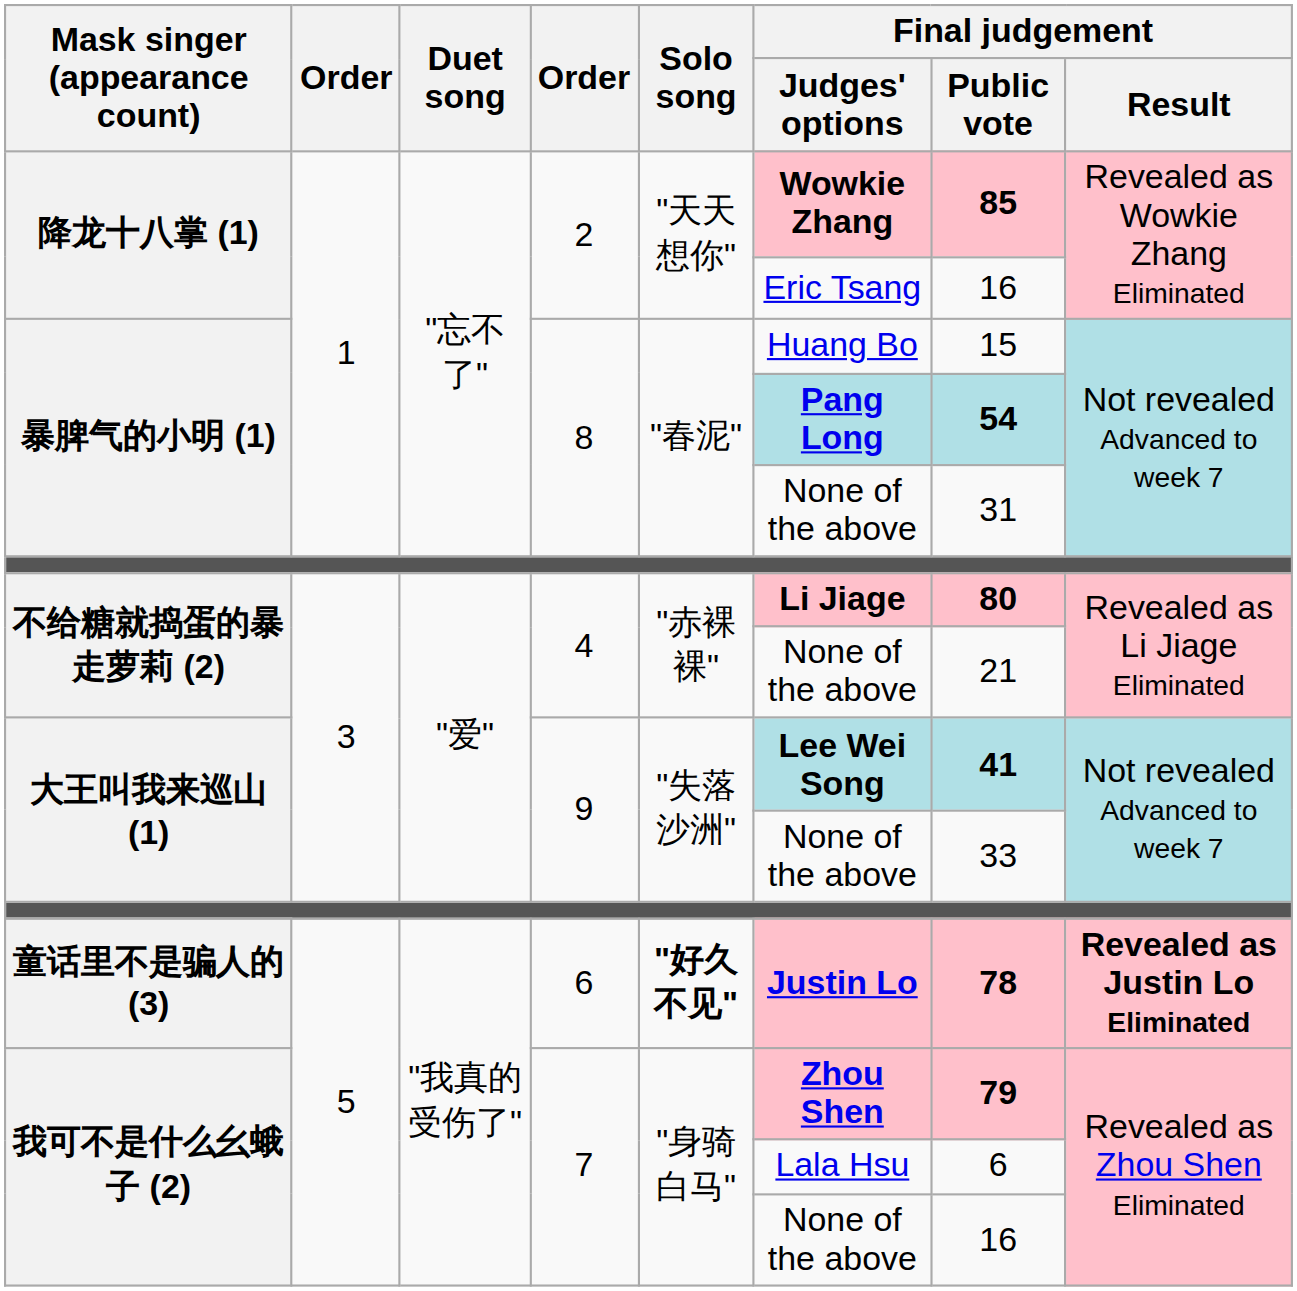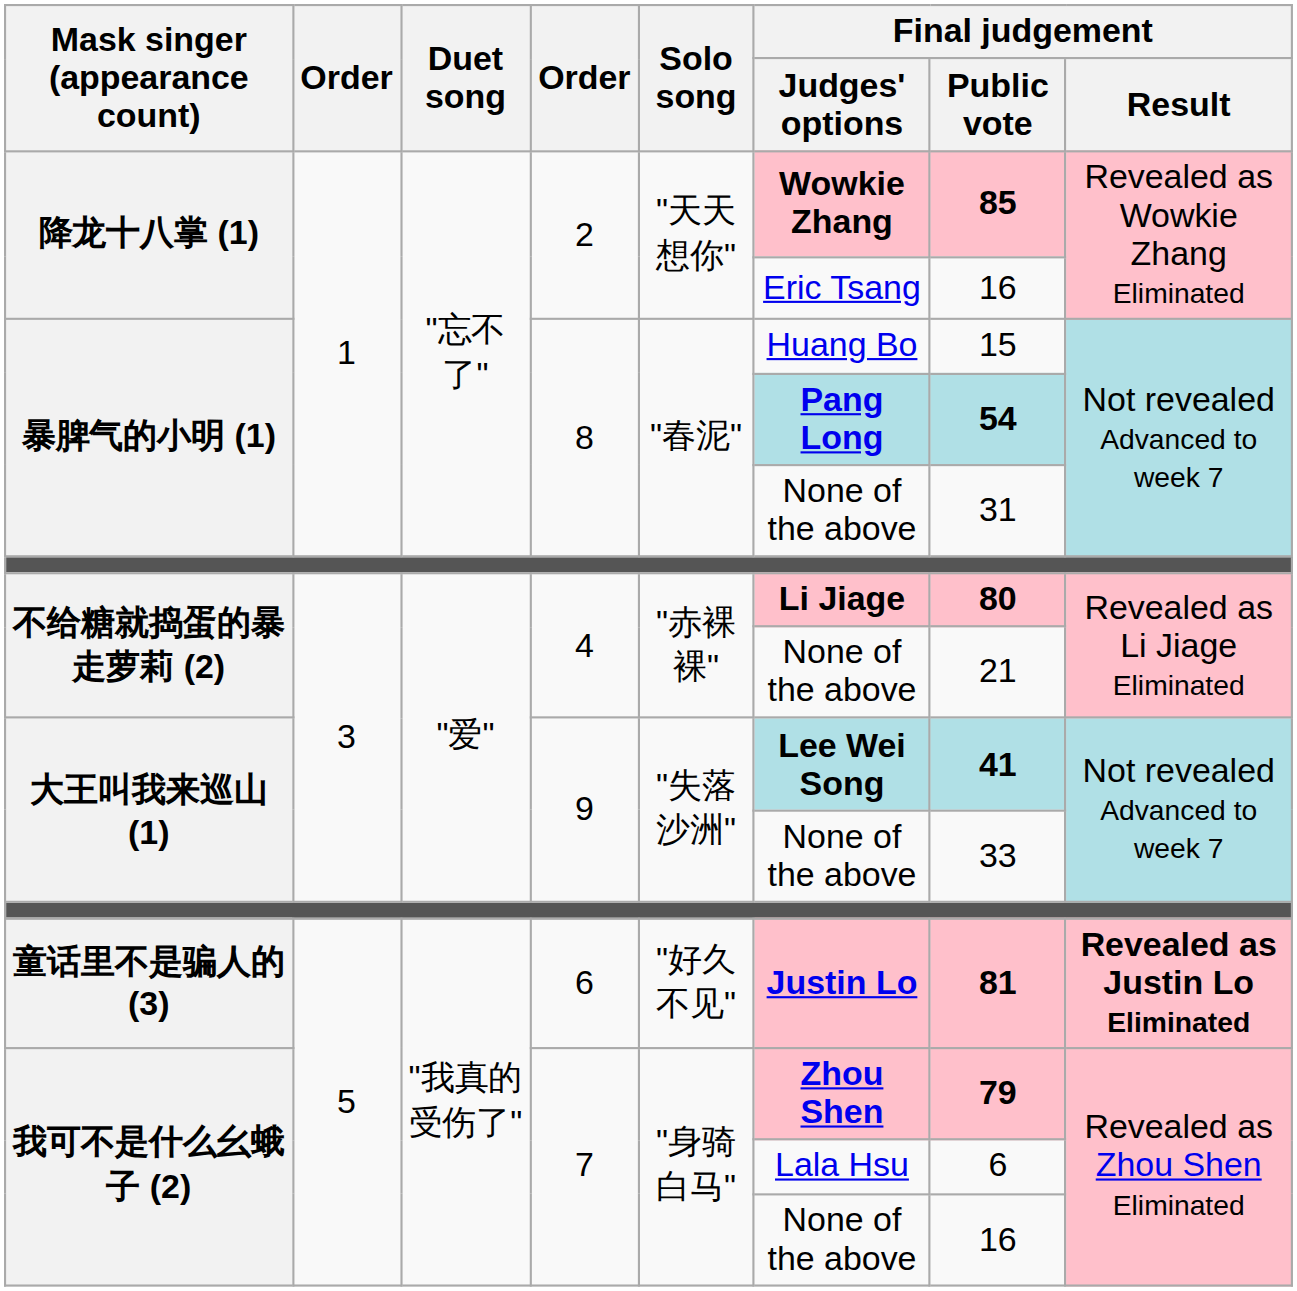(696, 981) bold -> (696, 981) normal
(998, 982) 78 -> (998, 982) 81
